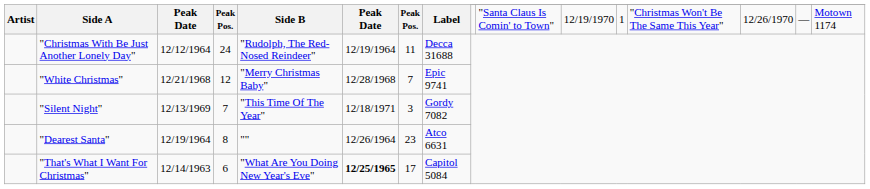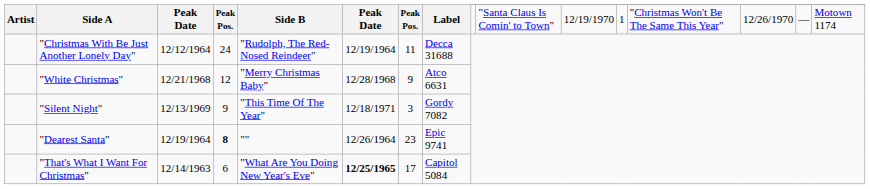(410, 79) 7 -> (410, 79) 9
(436, 79) Epic 9741 -> (436, 79) Atco 6631
(225, 109) 7 -> (225, 109) 9
(225, 139) normal -> (225, 139) bold
(436, 139) Atco 6631 -> (436, 139) Epic 9741
